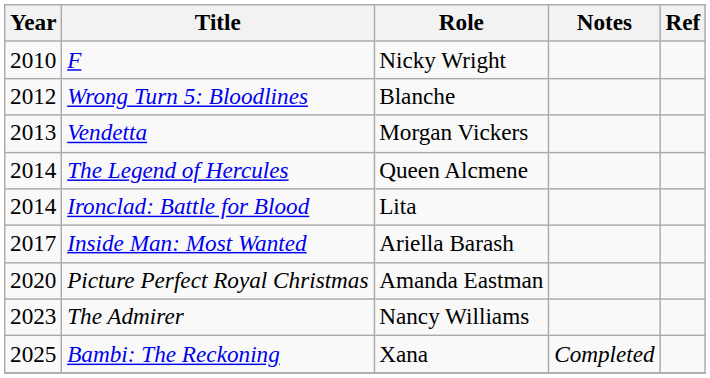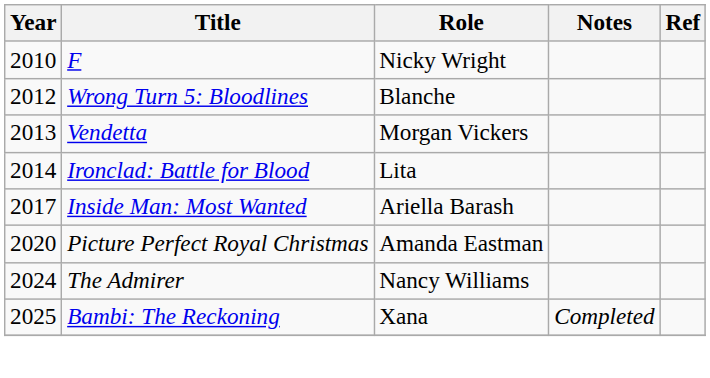- row: (178, 170)
(33, 317) 2023 -> (33, 280) 2024
